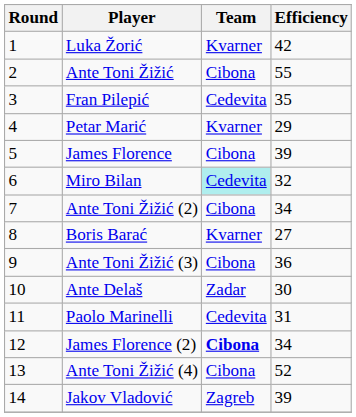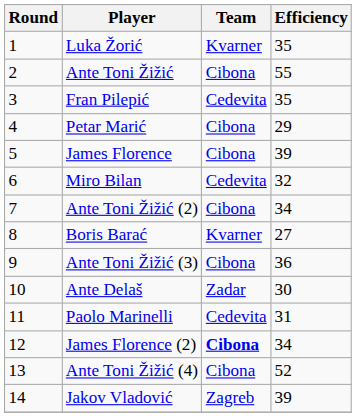(283, 45) 42 -> (283, 45) 35
(234, 126) Kvarner -> (231, 126) Cibona
(236, 180) paleturquoise background -> (236, 180) no background
